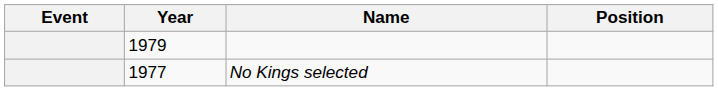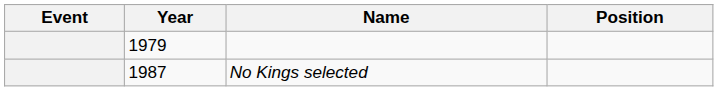(148, 72) 1977 -> (148, 72) 1987
